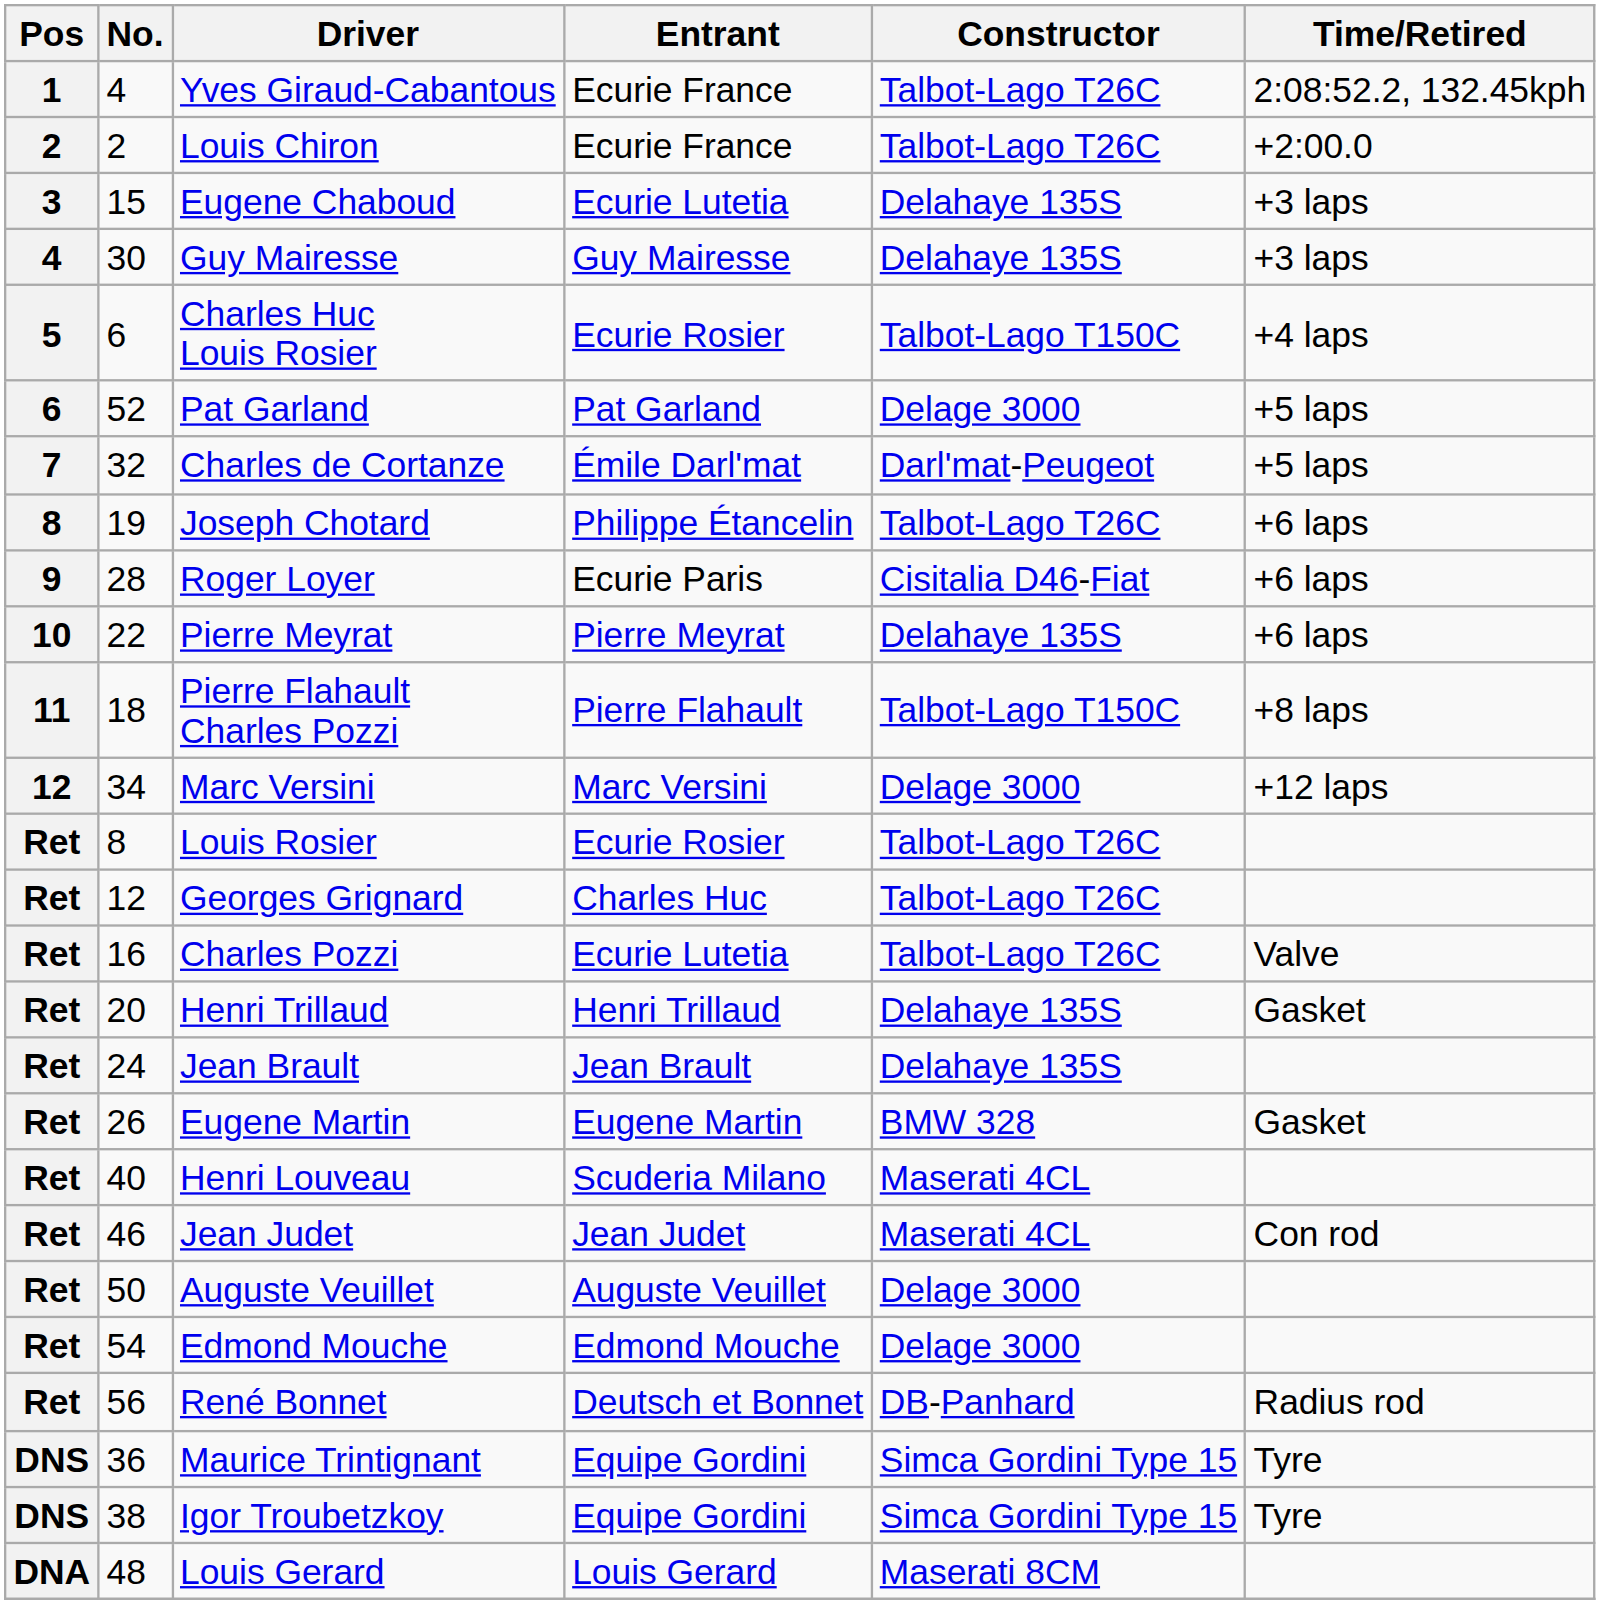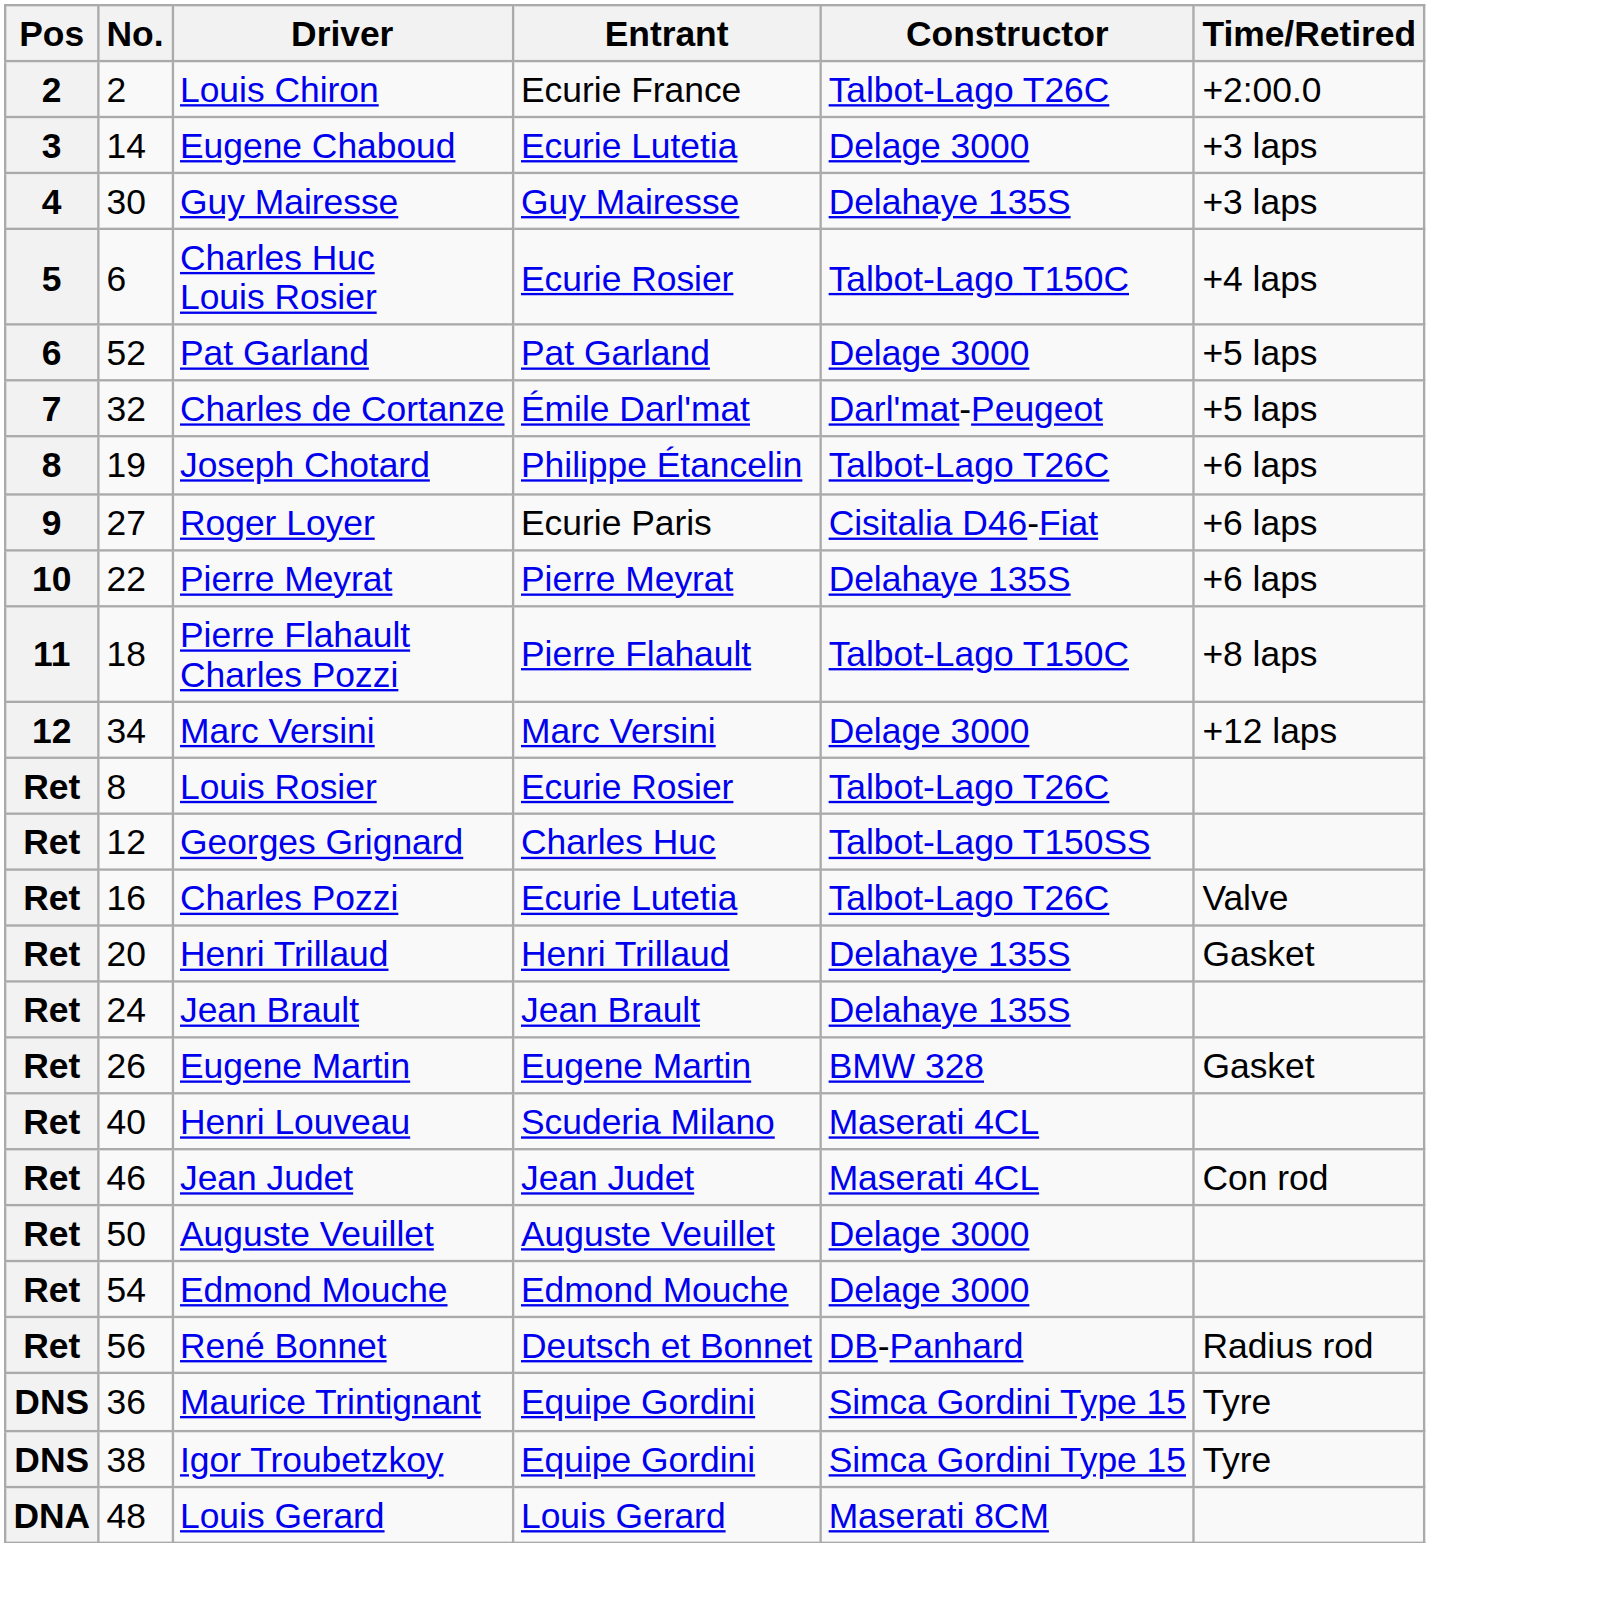- row: (368, 89)
(126, 202) 15 -> (126, 146) 14
(1001, 202) Delahaye 135S -> (929, 146) Delage 3000
(126, 578) 28 -> (126, 522) 27
(1020, 898) Talbot-Lago T26C -> (990, 841) Talbot-Lago T150SS
